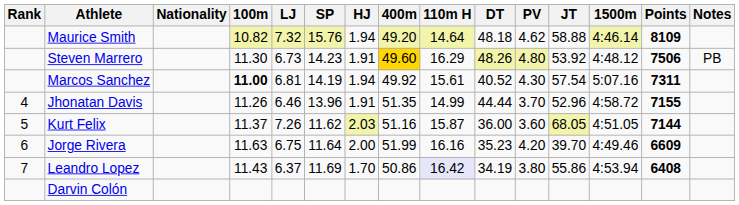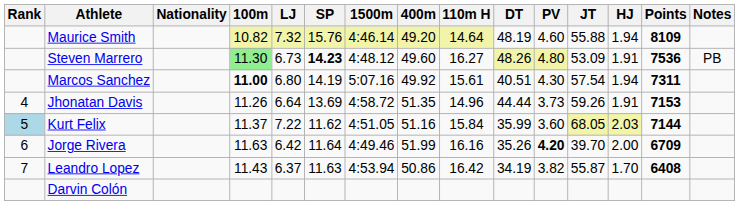columns swapped: (362, 15) <-> (615, 15)
(495, 37) 48.18 -> (514, 37) 48.19
(532, 37) 4.62 -> (551, 37) 4.60
(569, 37) 58.88 -> (588, 37) 55.88
(251, 59) no background -> (251, 59) lightgreen background
(325, 59) normal -> (325, 59) bold
(399, 59) gold background -> (418, 59) no background
(447, 59) 16.29 -> (466, 59) 16.27
(569, 59) 53.92 -> (588, 59) 53.09
(666, 59) 7506 -> (666, 59) 7536
(288, 80) 6.81 -> (288, 80) 6.80
(495, 80) 40.52 -> (514, 80) 40.51
(288, 102) 6.46 -> (288, 102) 6.64
(325, 102) 13.96 -> (325, 102) 13.69
(447, 102) 14.99 -> (466, 102) 14.96
(532, 102) 3.70 -> (551, 102) 3.73
(569, 102) 52.96 -> (588, 102) 59.26
(666, 102) 7155 -> (666, 102) 7153
(24, 124) no background -> (24, 124) lightblue background
(288, 124) 7.26 -> (288, 124) 7.22
(447, 124) 15.87 -> (466, 124) 15.84
(495, 124) 36.00 -> (514, 124) 35.99
(288, 146) 6.75 -> (288, 146) 6.42
(495, 146) 35.23 -> (514, 146) 35.26
(532, 146) normal -> (551, 146) bold
(666, 146) 6609 -> (666, 146) 6709
(325, 168) 11.69 -> (325, 168) 11.63
(447, 168) lavender background -> (466, 168) no background
(532, 168) 3.80 -> (551, 168) 3.82
(569, 168) 55.86 -> (588, 168) 55.87
